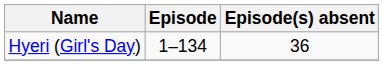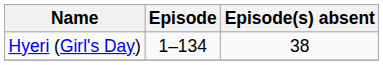(300, 45) 36 -> (300, 45) 38
